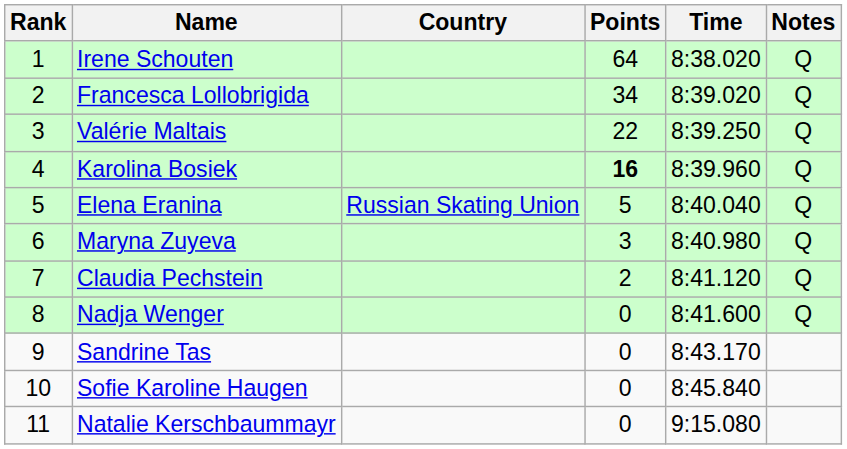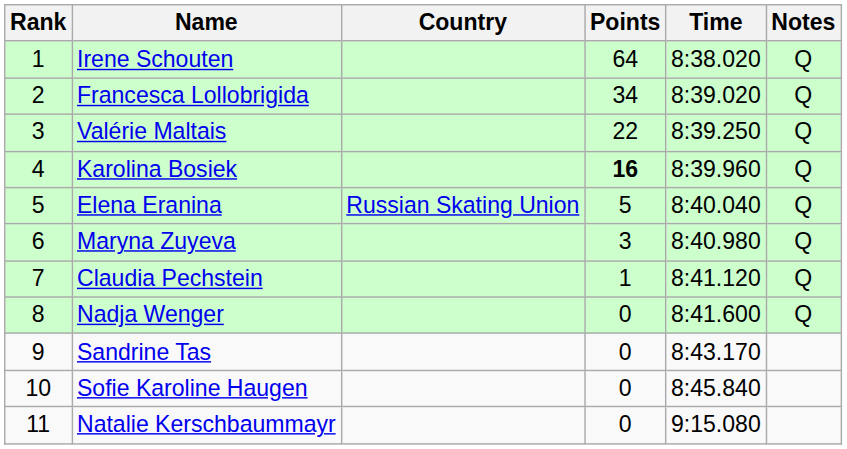(625, 278) 2 -> (625, 278) 1
